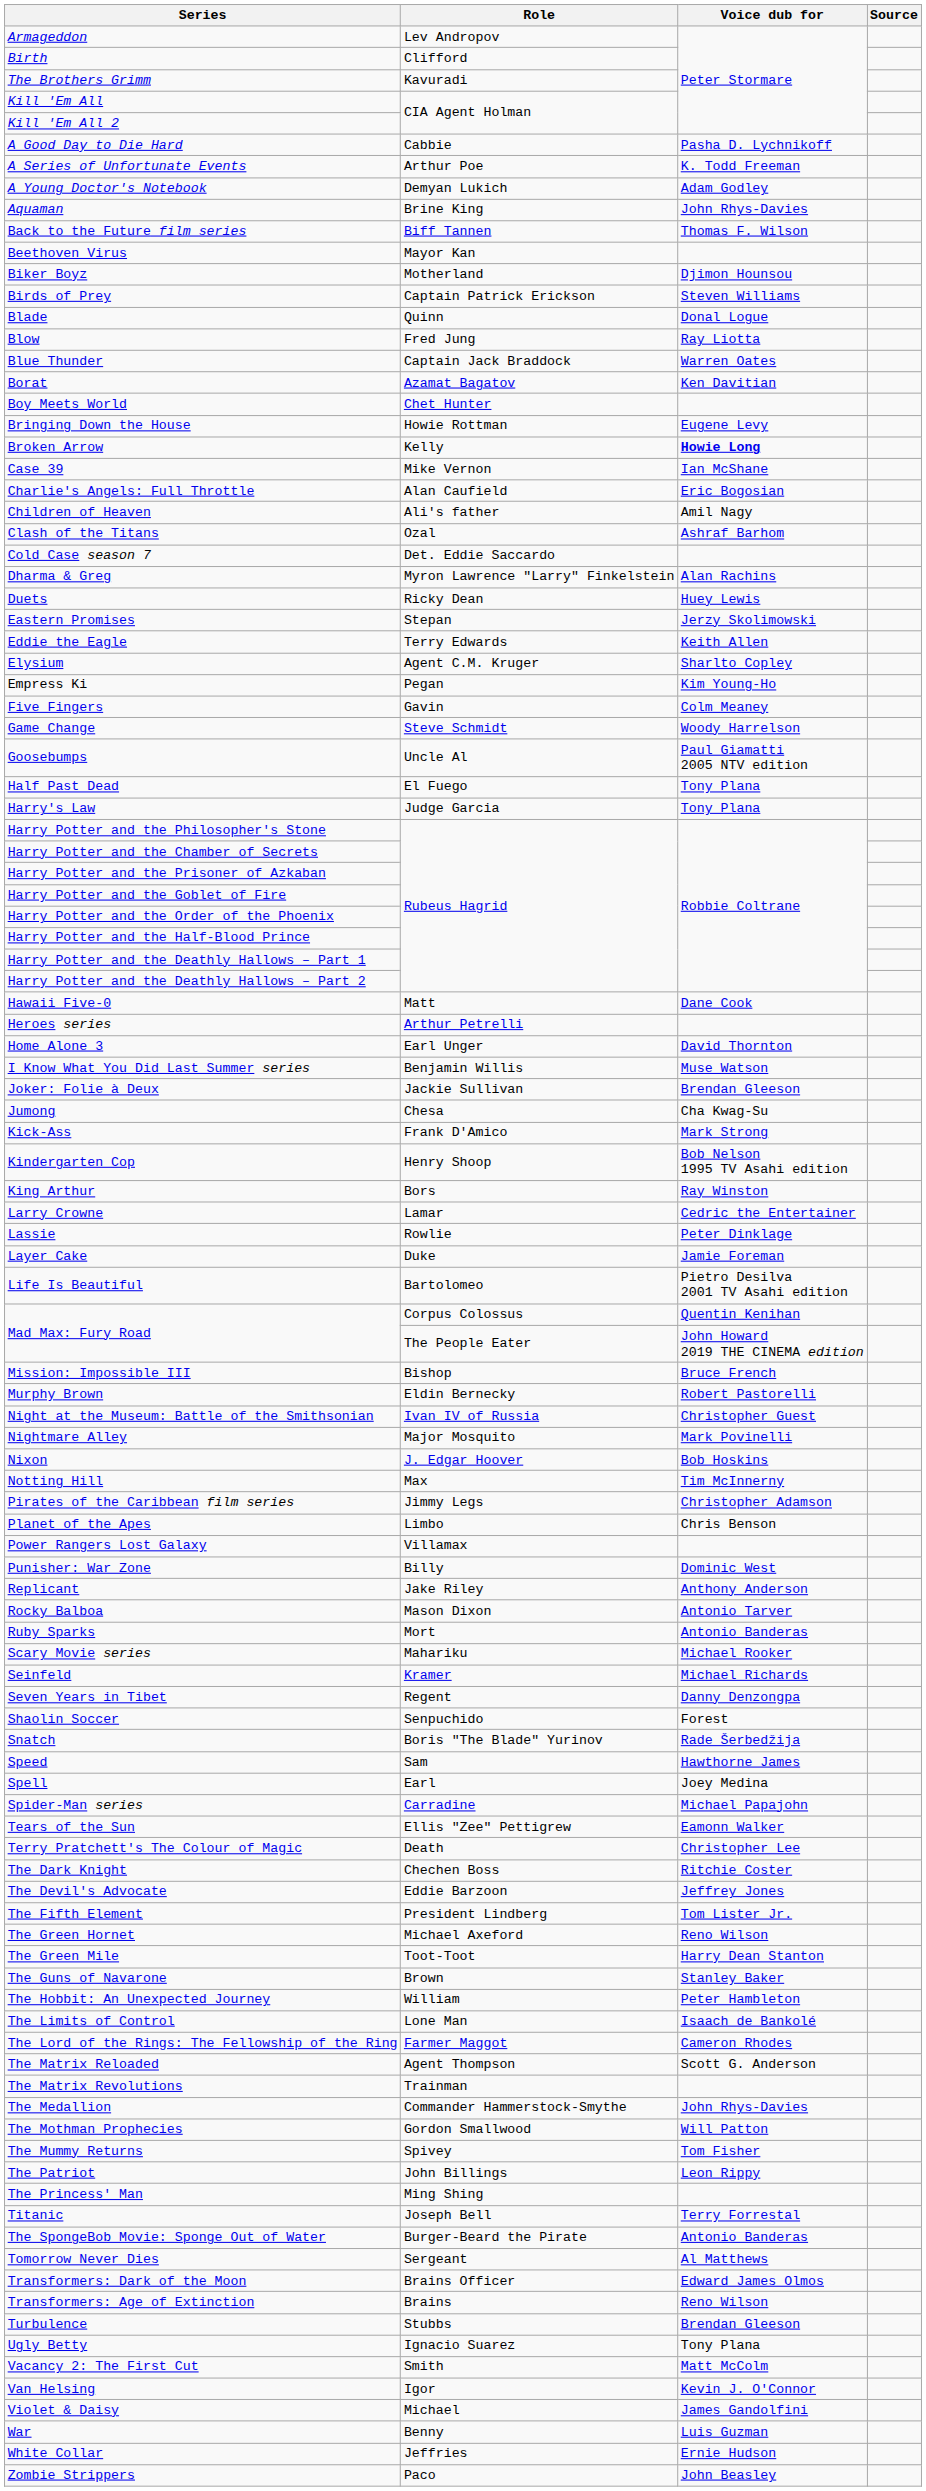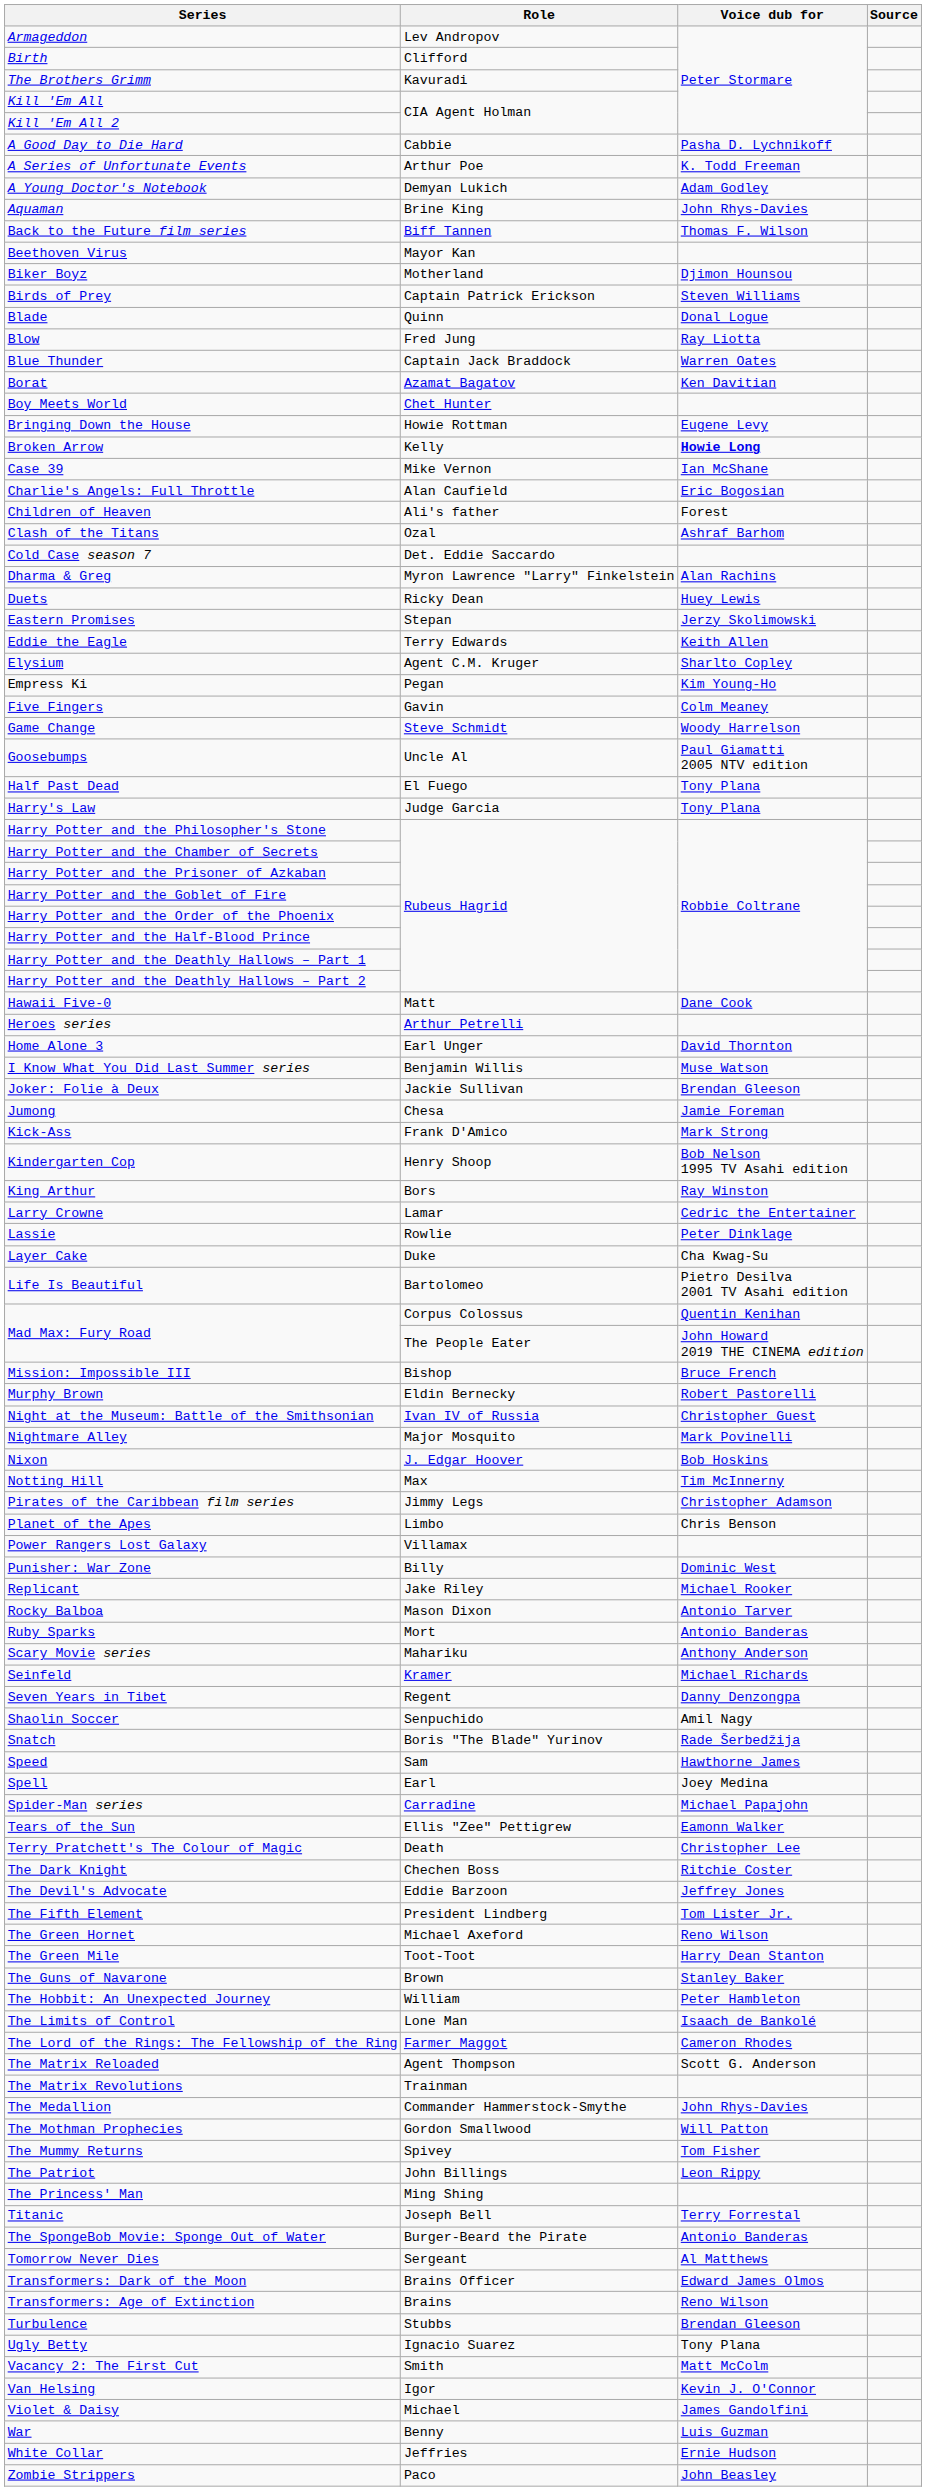(717, 512) Amil Nagy -> (705, 512) Forest
(725, 1111) Cha Kwag-Su -> (732, 1111) Jamie Foreman
(732, 1256) Jamie Foreman -> (725, 1256) Cha Kwag-Su
(744, 1589) Anthony Anderson -> (736, 1589) Michael Rooker
(736, 1654) Michael Rooker -> (744, 1654) Anthony Anderson
(705, 1719) Forest -> (717, 1719) Amil Nagy
